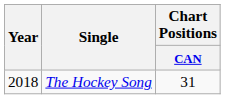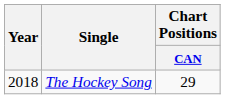(188, 81) 31 -> (188, 81) 29
